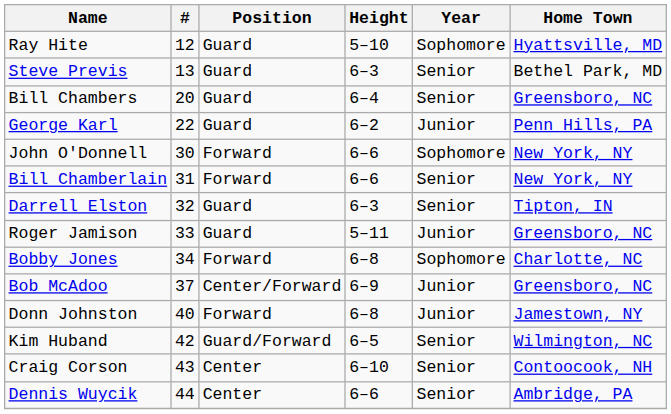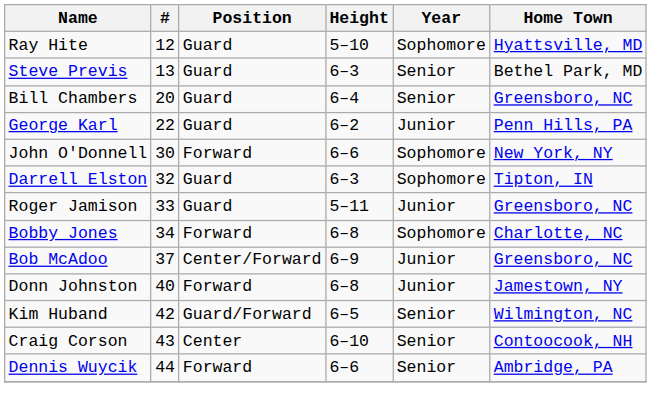- row: (88, 180)
(446, 206) Senior -> (441, 180) Sophomore
(232, 395) Center -> (217, 368) Forward
